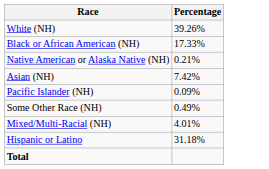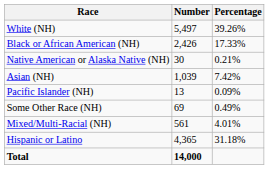+ column: (192, 12)
